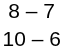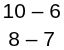rows swapped: (32, 10) <-> (32, 39)
